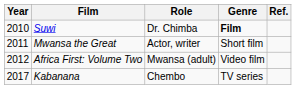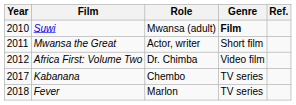(172, 28) Dr. Chimba -> (181, 28) Mwansa (adult)
(181, 60) Mwansa (adult) -> (172, 60) Dr. Chimba
+ row: (47, 92)
